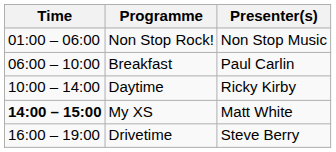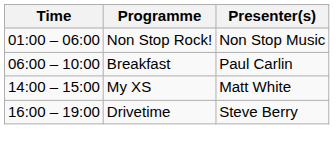- row: (136, 87)
(55, 111) bold -> (54, 87) normal
